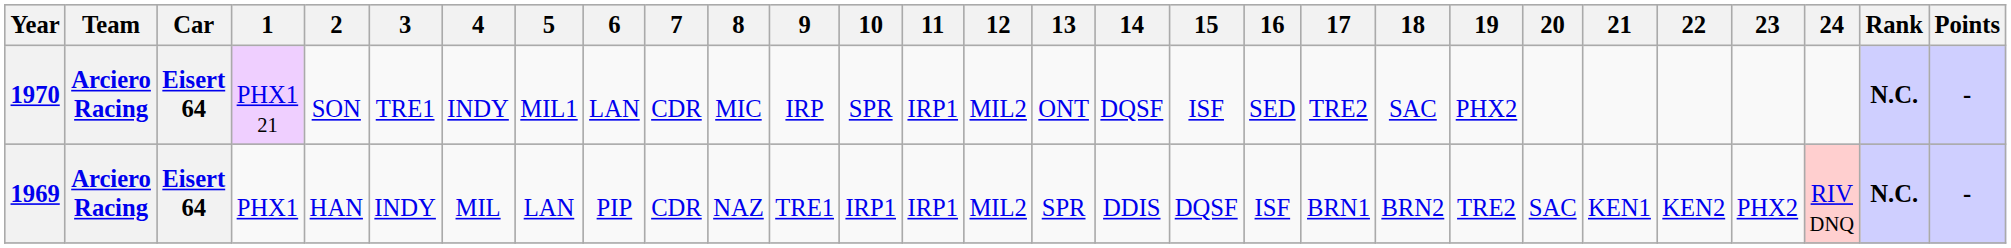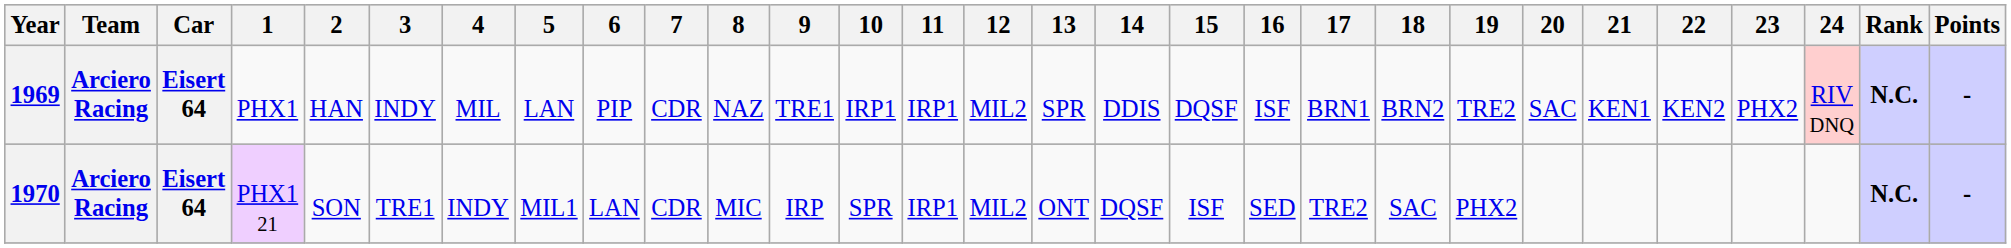rows swapped: (35, 193) <-> (35, 94)
